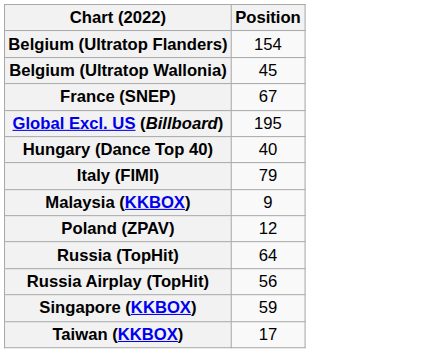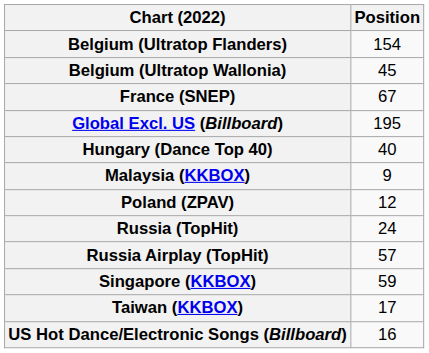- row: (118, 176)
(268, 255) 64 -> (387, 228) 24
(268, 281) 56 -> (387, 255) 57
+ row: (178, 334)
